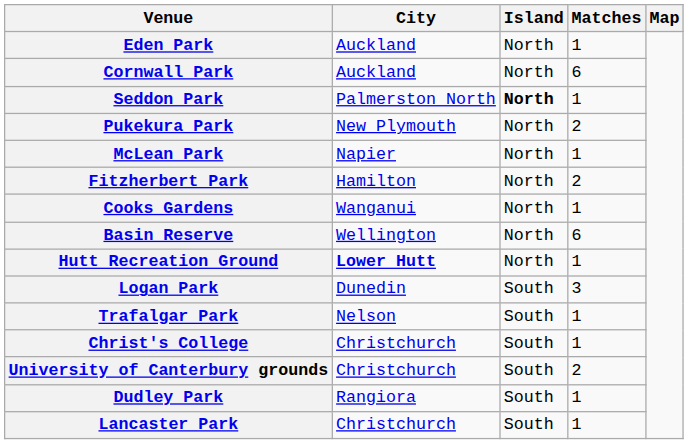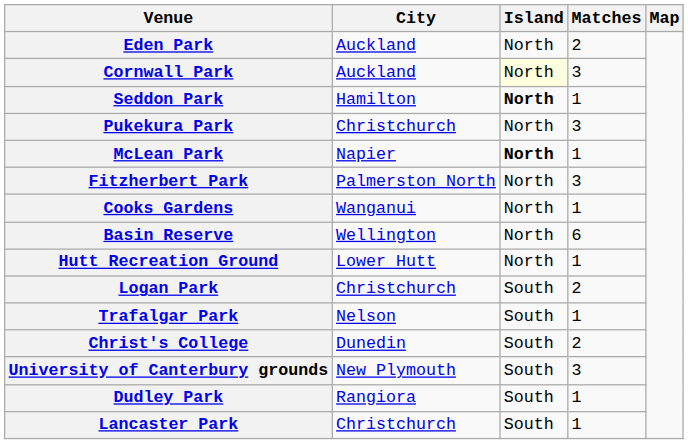(577, 45) 1 -> (577, 45) 2
(529, 72) no background -> (529, 72) lightyellow background
(577, 72) 6 -> (577, 72) 3
(416, 100) Palmerston North -> (376, 100) Hamilton
(396, 127) New Plymouth -> (396, 127) Christchurch
(577, 127) 2 -> (577, 127) 3
(529, 154) normal -> (529, 154) bold
(376, 181) Hamilton -> (416, 181) Palmerston North
(577, 181) 2 -> (577, 181) 3
(386, 262) bold -> (386, 262) normal
(371, 289) Dunedin -> (396, 289) Christchurch
(577, 289) 3 -> (577, 289) 2
(396, 344) Christchurch -> (371, 344) Dunedin
(577, 344) 1 -> (577, 344) 2
(396, 371) Christchurch -> (396, 371) New Plymouth
(577, 371) 2 -> (577, 371) 3
